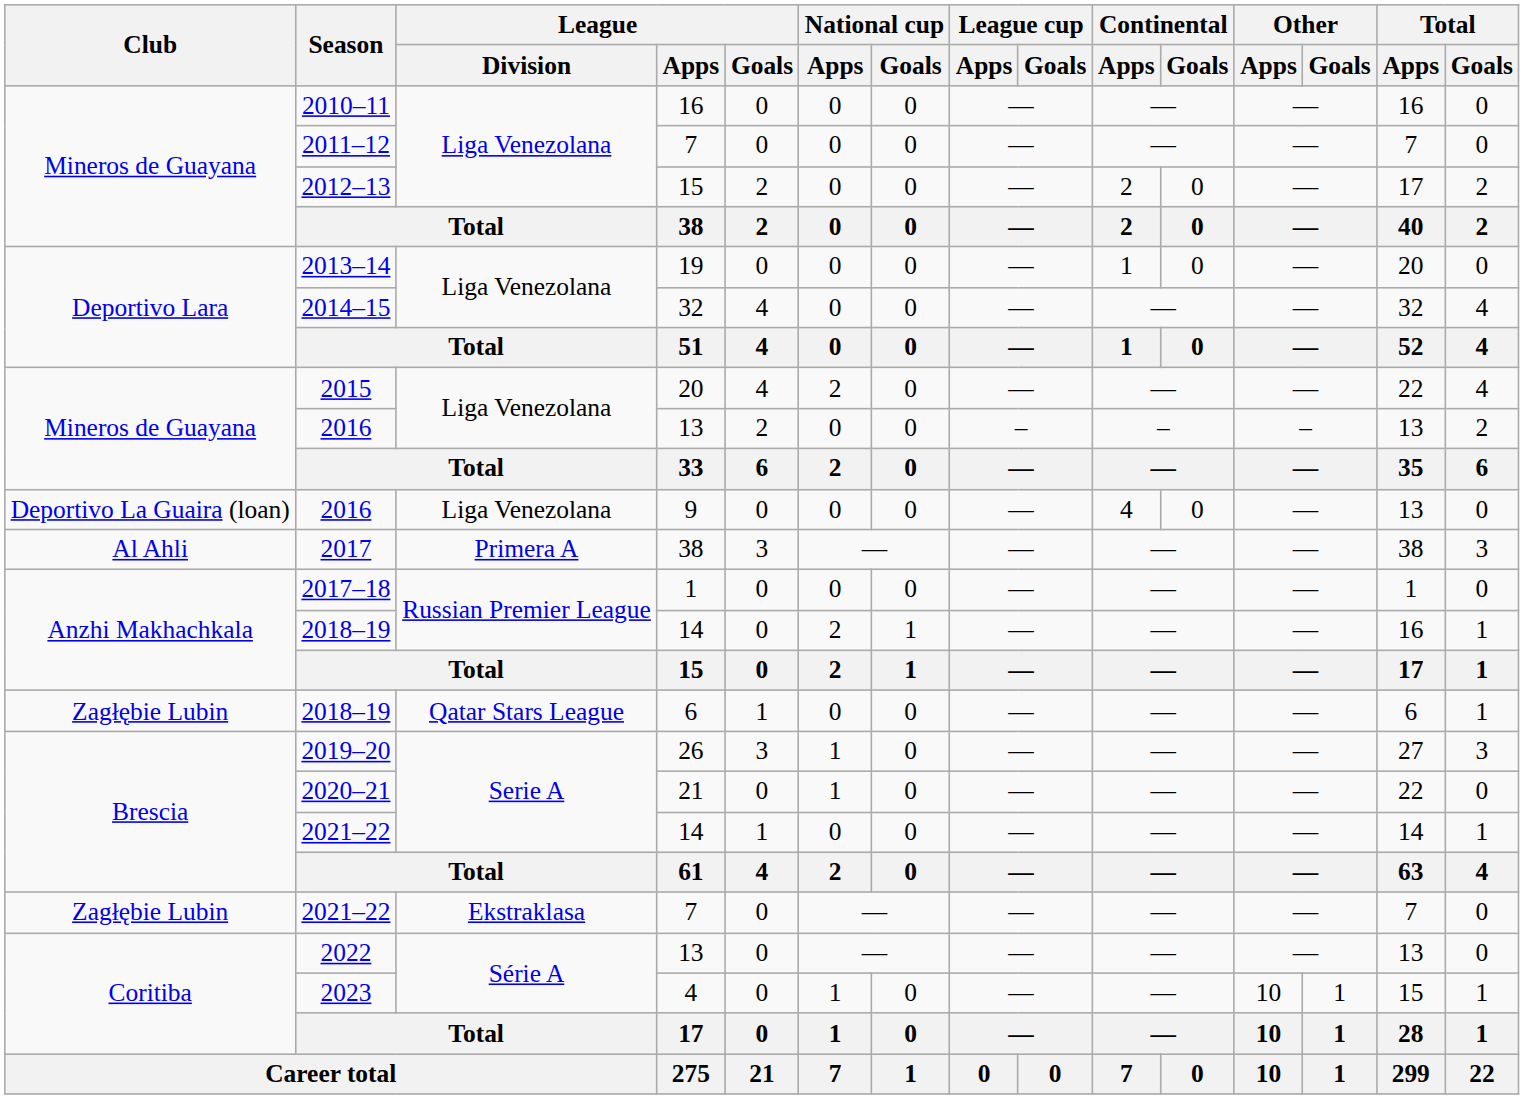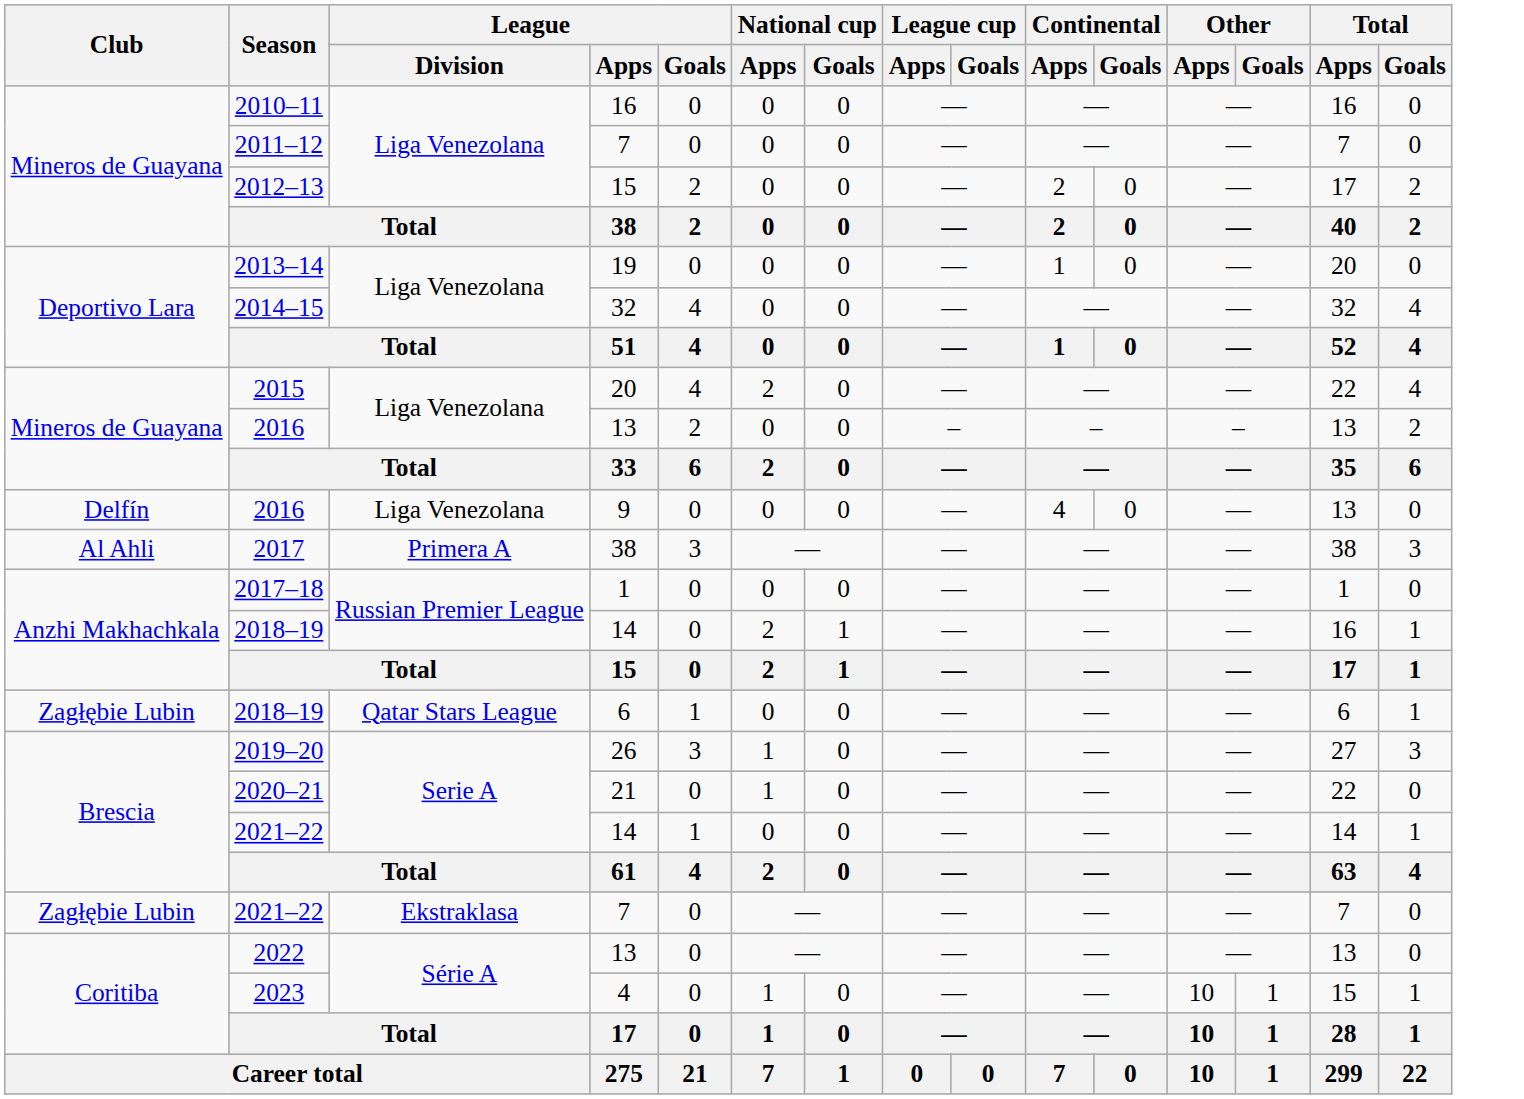(150, 508) Deportivo La Guaira (loan) -> (117, 508) Delfín
